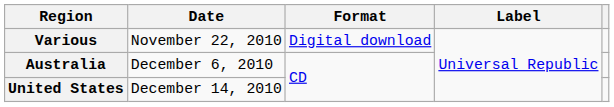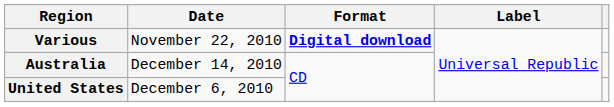(360, 41) normal -> (360, 41) bold
(202, 65) December 6, 2010 -> (206, 65) December 14, 2010
(206, 89) December 14, 2010 -> (202, 89) December 6, 2010
